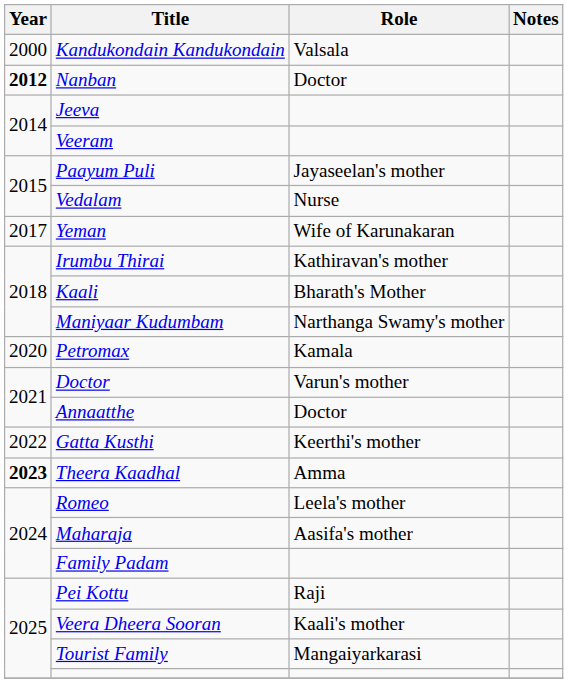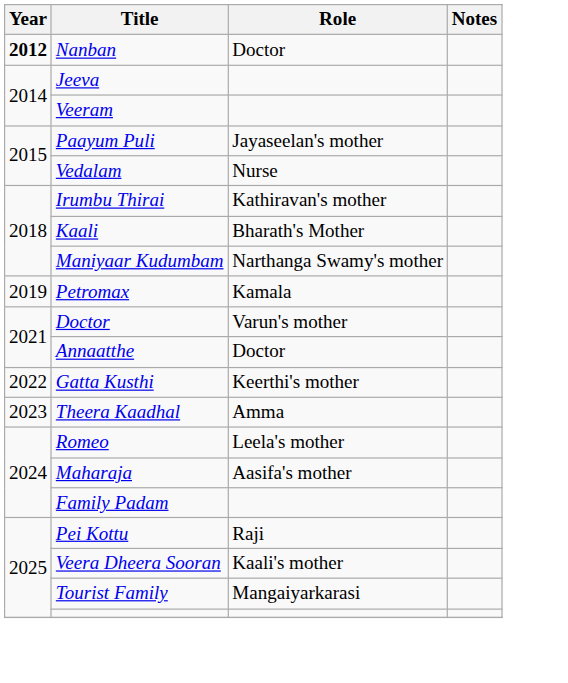- row: (170, 49)
- row: (81, 230)
(28, 351) 2020 -> (28, 291) 2019
(28, 472) bold -> (28, 412) normal
